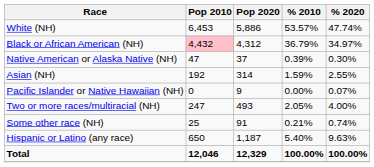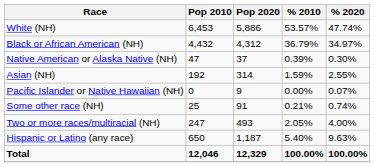(201, 43) pink background -> (201, 43) no background
rows swapped: (55, 122) <-> (83, 106)
